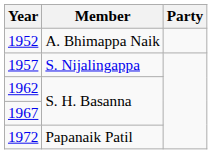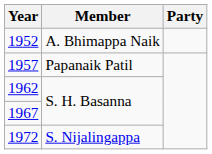(93, 64) S. Nijalingappa -> (89, 64) Papanaik Patil
(89, 137) Papanaik Patil -> (93, 137) S. Nijalingappa
